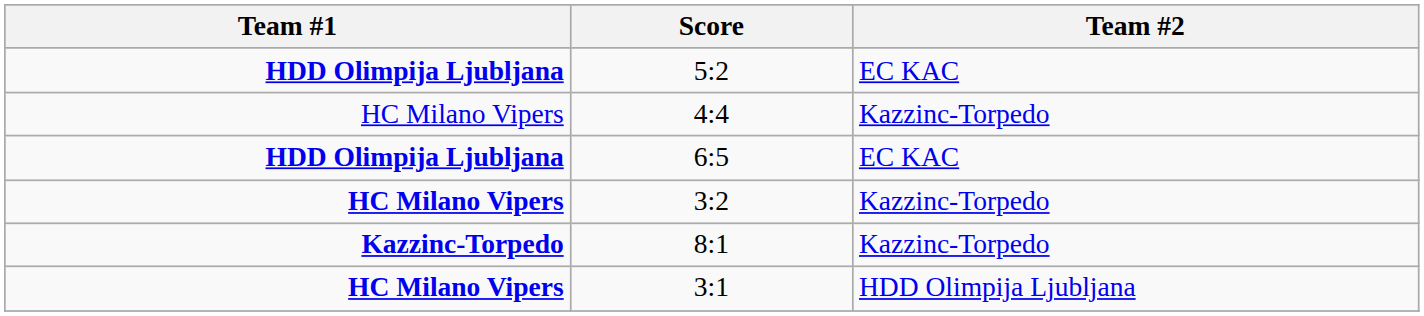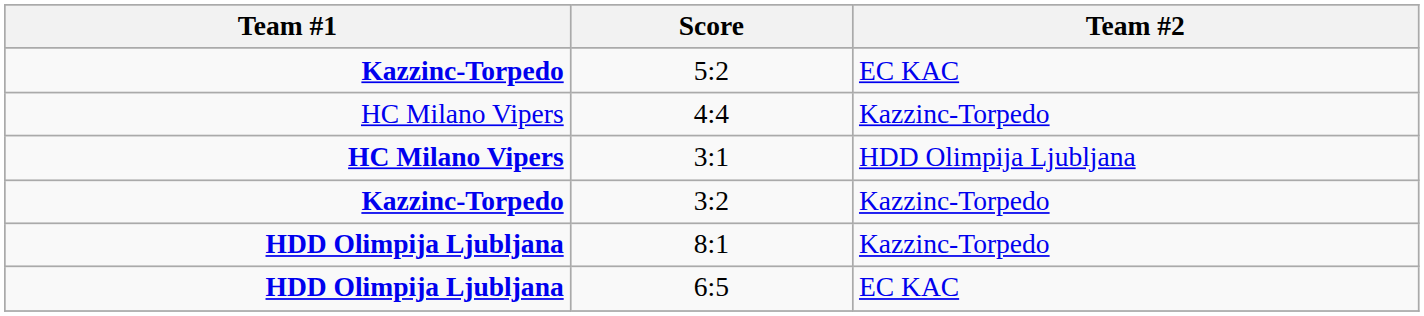(415, 69) HDD Olimpija Ljubljana -> (463, 69) Kazzinc-Torpedo
rows swapped: (711, 157) <-> (711, 288)
(456, 200) HC Milano Vipers -> (463, 200) Kazzinc-Torpedo
(463, 244) Kazzinc-Torpedo -> (415, 244) HDD Olimpija Ljubljana
